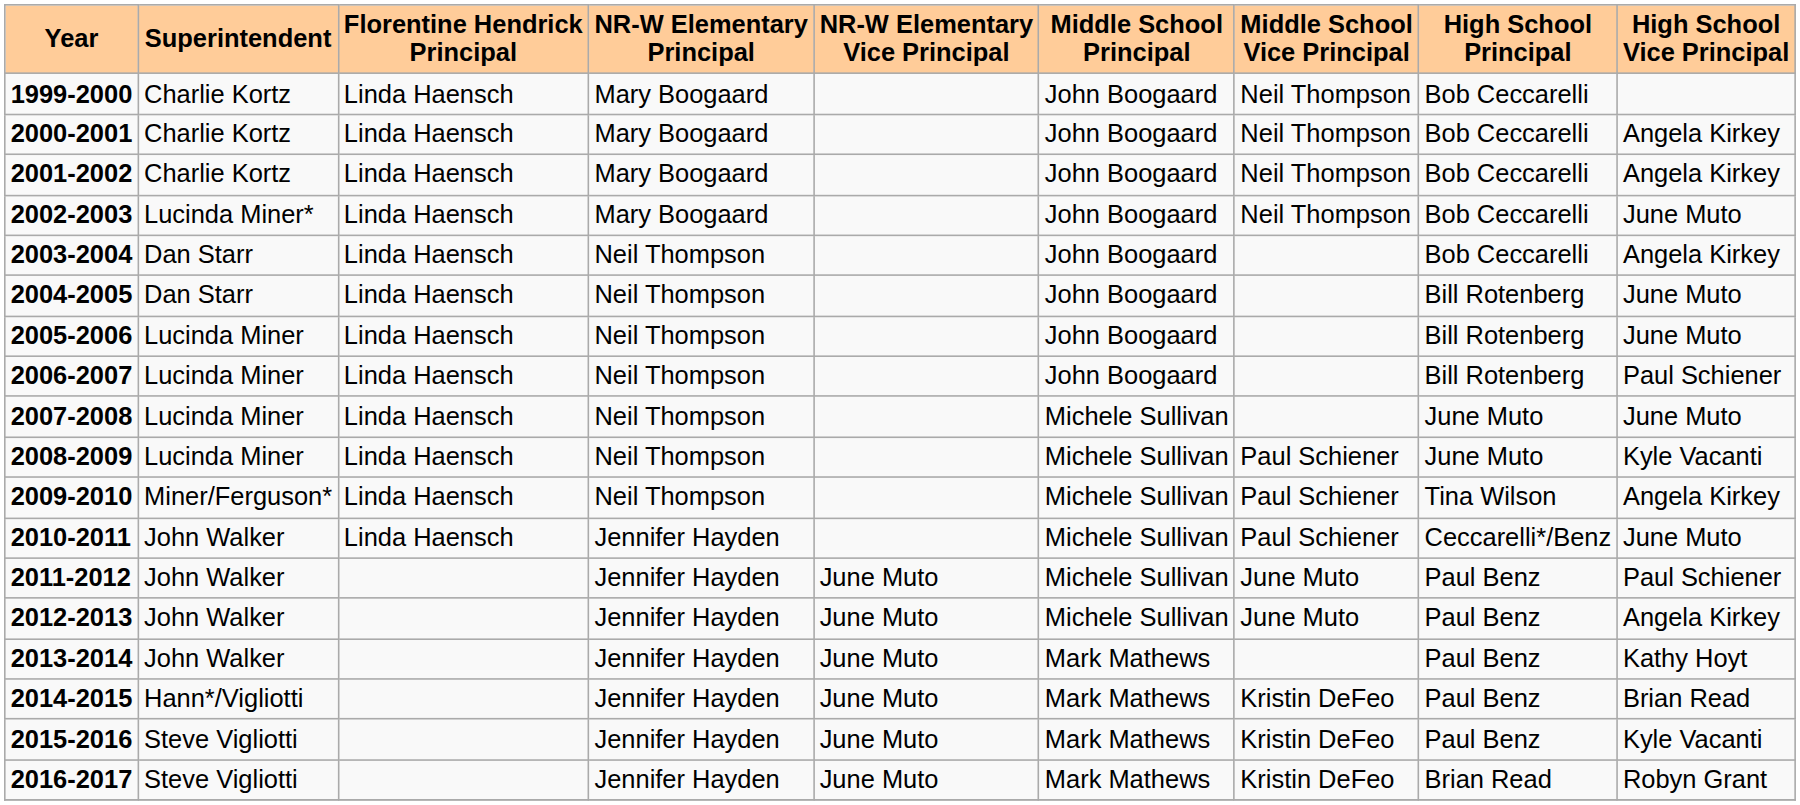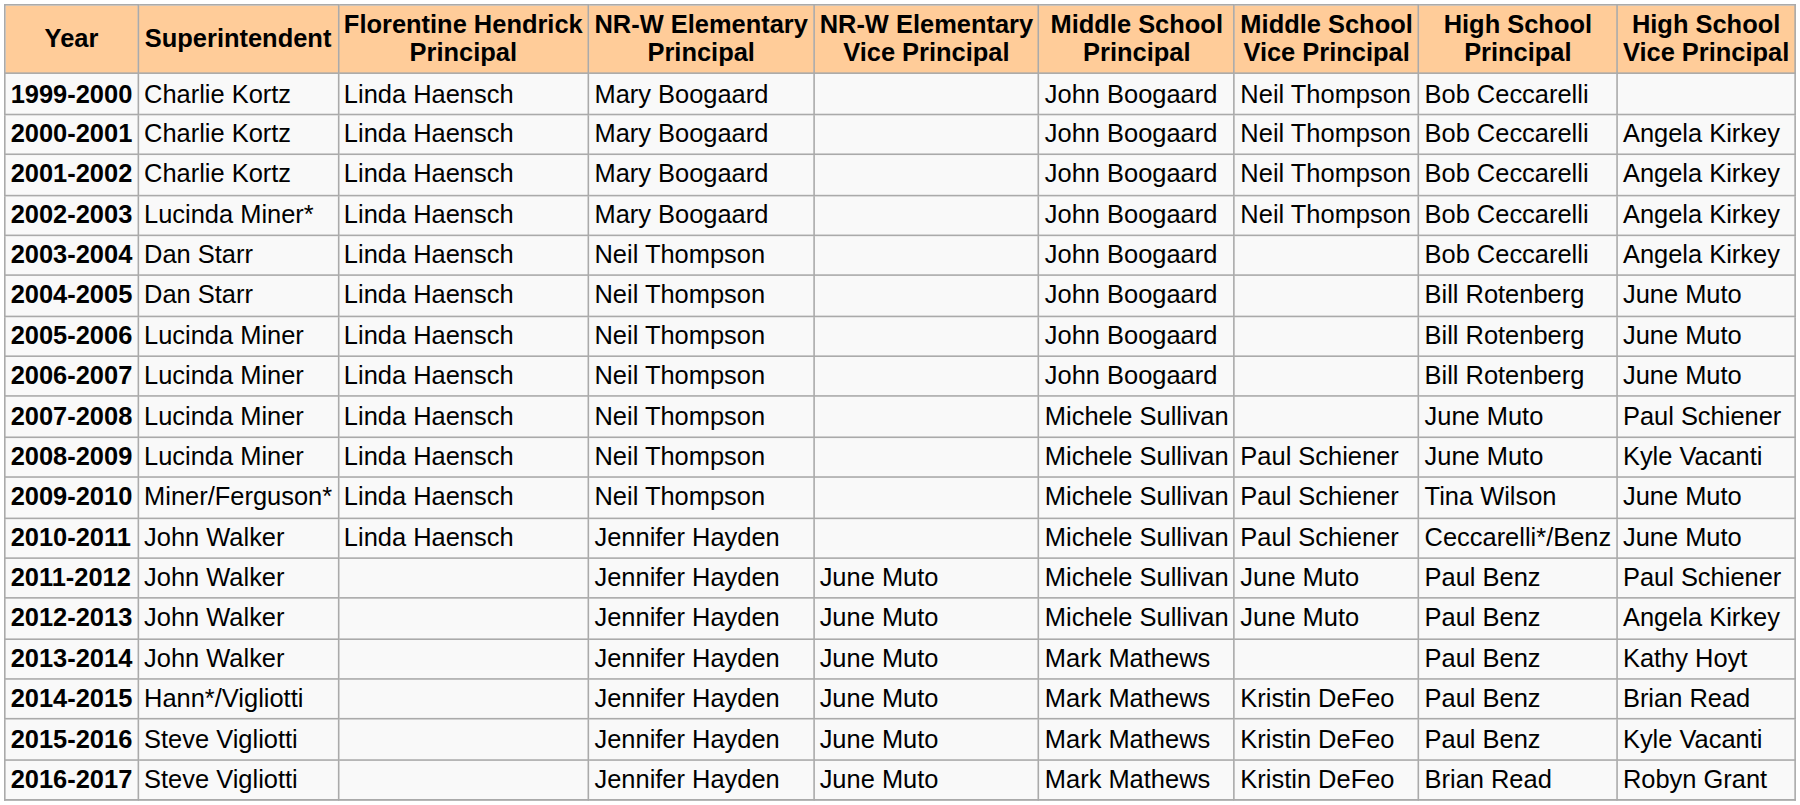(1682, 214) June Muto -> (1701, 214) Angela Kirkey
(1702, 376) Paul Schiener -> (1682, 376) June Muto
(1682, 416) June Muto -> (1702, 416) Paul Schiener
(1701, 497) Angela Kirkey -> (1682, 497) June Muto
